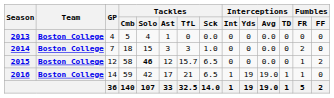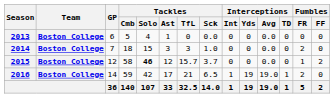(112, 36) 4 -> (112, 36) 6
(211, 62) 6.5 -> (211, 62) 3.7
(302, 74) 1 -> (302, 74) 2
